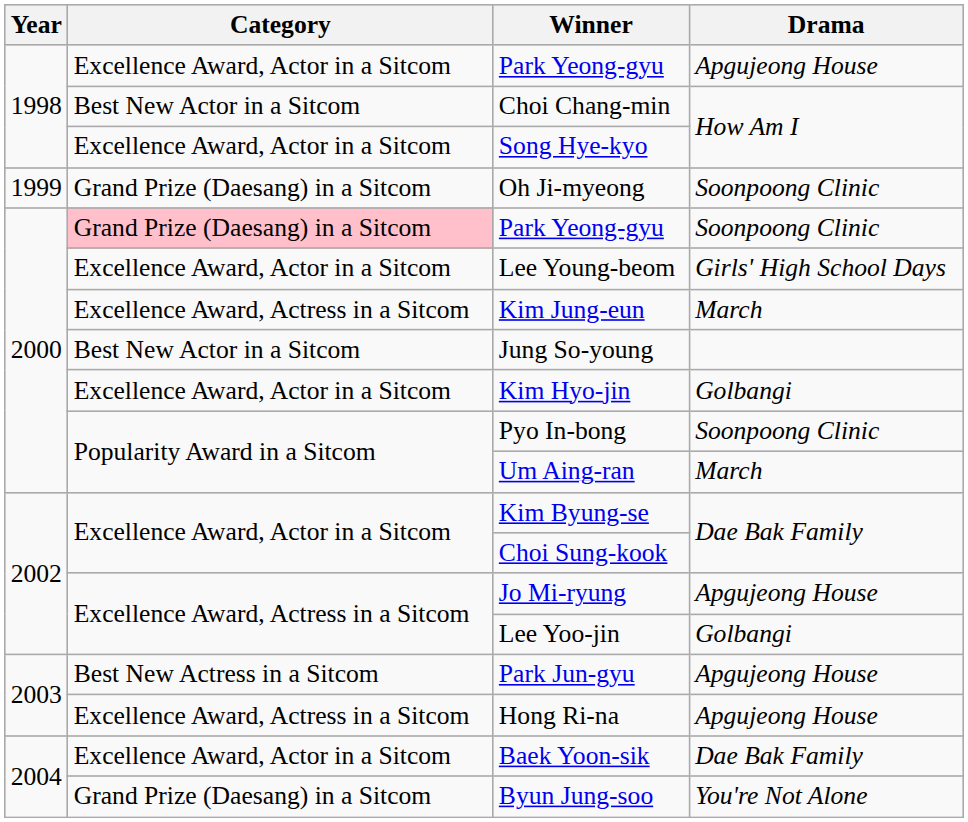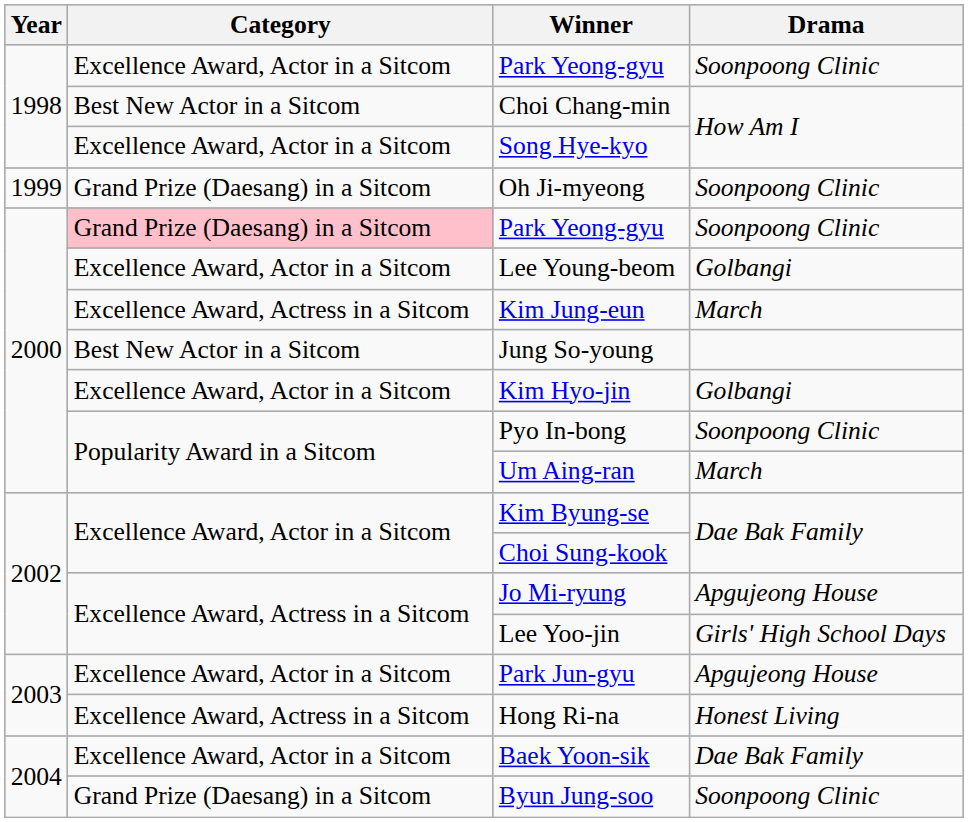(786, 65) Apgujeong House -> (787, 65) Soonpoong Clinic
(821, 268) Girls' High School Days -> (743, 268) Golbangi
(743, 633) Golbangi -> (821, 633) Girls' High School Days
(226, 674) Best New Actress in a Sitcom -> (262, 674) Excellence Award, Actor in a Sitcom
(786, 715) Apgujeong House -> (767, 715) Honest Living
(781, 796) You're Not Alone -> (787, 796) Soonpoong Clinic
